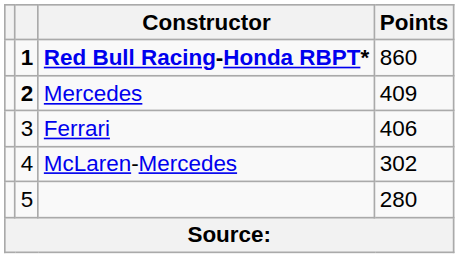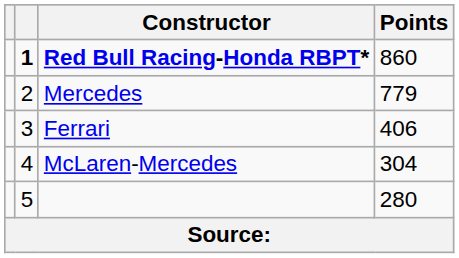(27, 93) bold -> (27, 93) normal
(398, 93) 409 -> (398, 93) 779
(398, 164) 302 -> (398, 164) 304
